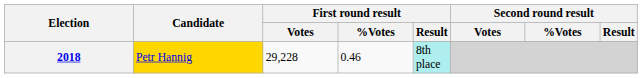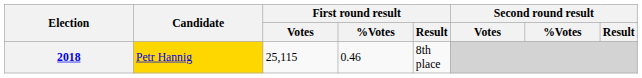(282, 57) 29,228 -> (282, 57) 25,115
(428, 57) paleturquoise background -> (428, 57) no background
